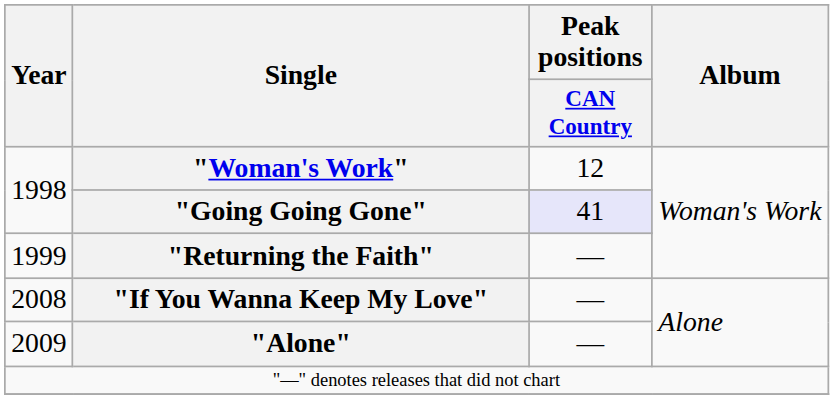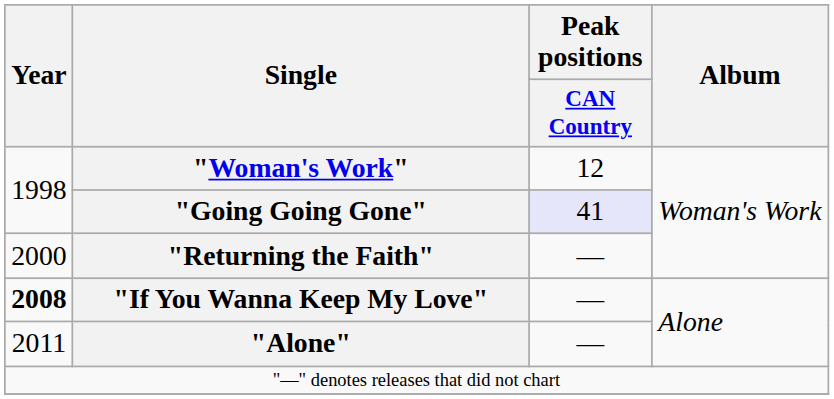(39, 255) 1999 -> (39, 255) 2000
(39, 299) normal -> (39, 299) bold
(39, 343) 2009 -> (39, 343) 2011
